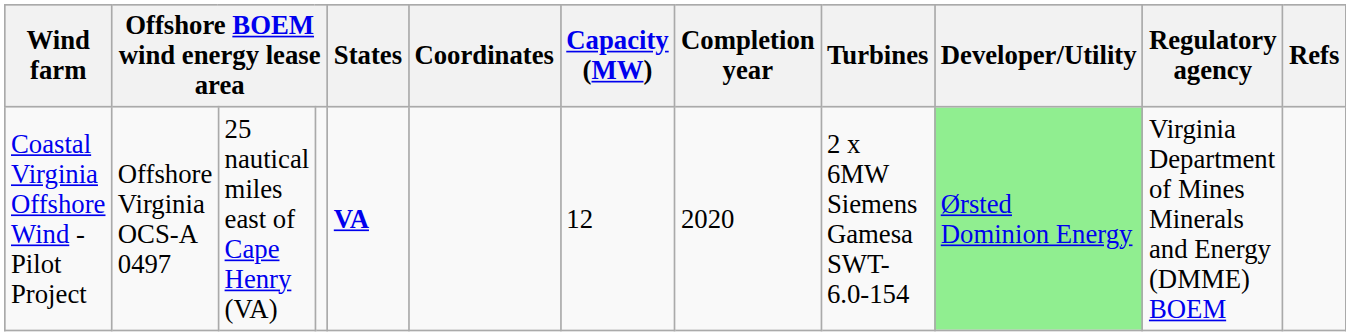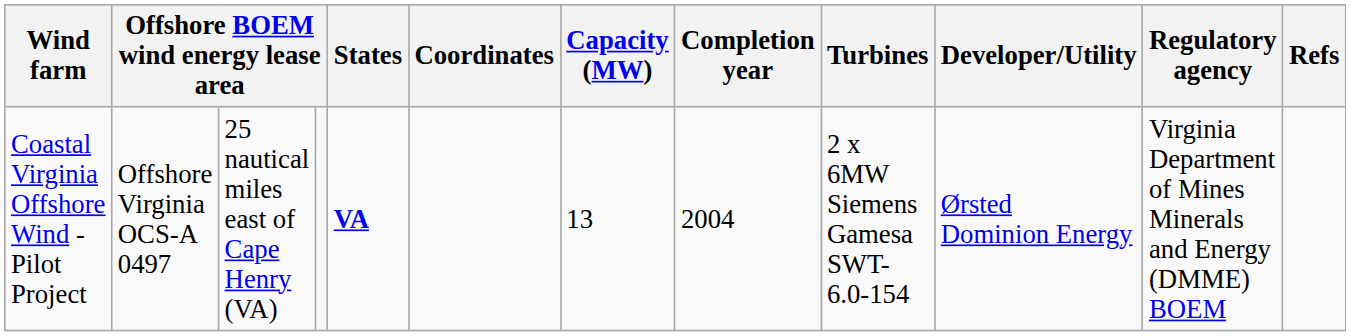(580, 218) 12 -> (580, 218) 13
(708, 218) 2020 -> (708, 218) 2004
(1037, 218) lightgreen background -> (1037, 218) no background
